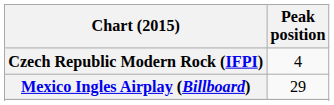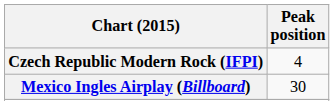(298, 86) 29 -> (298, 86) 30
